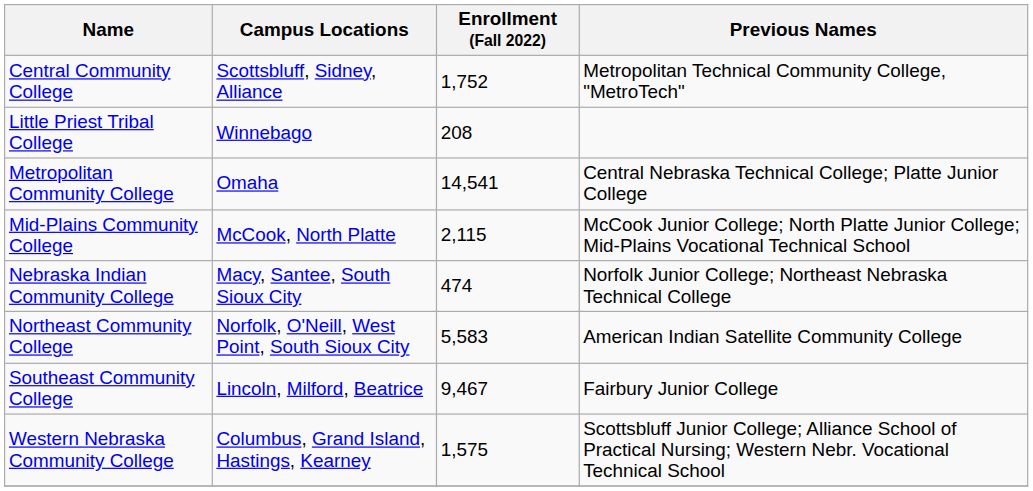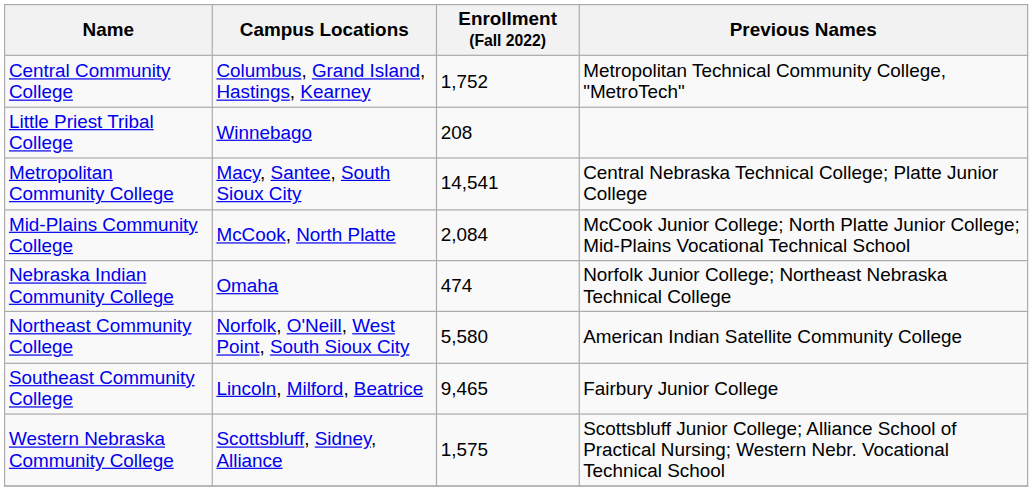(296, 81) Scottsbluff, Sidney, Alliance -> (321, 81) Columbus, Grand Island, Hastings, Kearney
(247, 183) Omaha -> (303, 183) Macy, Santee, South Sioux City
(464, 234) 2,115 -> (464, 234) 2,084
(303, 286) Macy, Santee, South Sioux City -> (247, 286) Omaha
(464, 337) 5,583 -> (464, 337) 5,580
(464, 388) 9,467 -> (464, 388) 9,465
(321, 450) Columbus, Grand Island, Hastings, Kearney -> (296, 450) Scottsbluff, Sidney, Alliance
